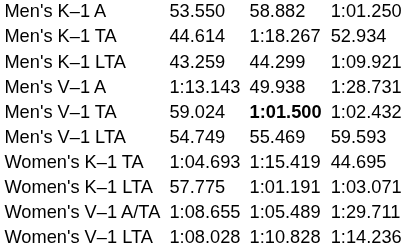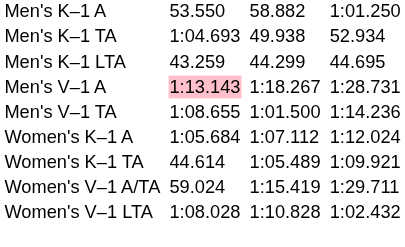(197, 36) 44.614 -> (205, 36) 1:04.693
(285, 36) 1:18.267 -> (277, 36) 49.938
(366, 61) 1:09.921 -> (358, 61) 44.695
(205, 86) no background -> (205, 86) pink background
(277, 86) 49.938 -> (285, 86) 1:18.267
(197, 111) 59.024 -> (205, 111) 1:08.655
(286, 111) bold -> (285, 111) normal
(366, 111) 1:02.432 -> (365, 111) 1:14.236
- row: (65, 137)
+ row: (69, 137)
(205, 162) 1:04.693 -> (197, 162) 44.614
(285, 162) 1:15.419 -> (285, 162) 1:05.489
(359, 162) 44.695 -> (365, 162) 1:09.921
- row: (79, 187)
(205, 212) 1:08.655 -> (197, 187) 59.024
(285, 212) 1:05.489 -> (285, 187) 1:15.419
(366, 237) 1:14.236 -> (365, 212) 1:02.432
